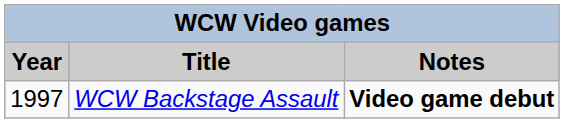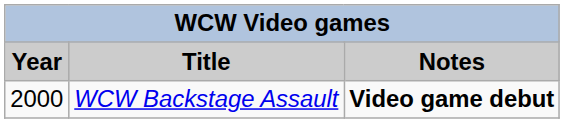(37, 99) 1997 -> (37, 99) 2000
